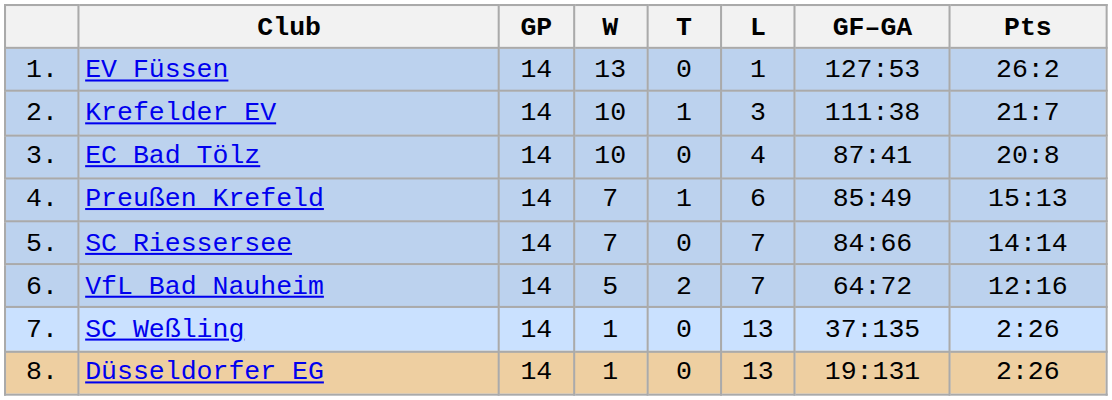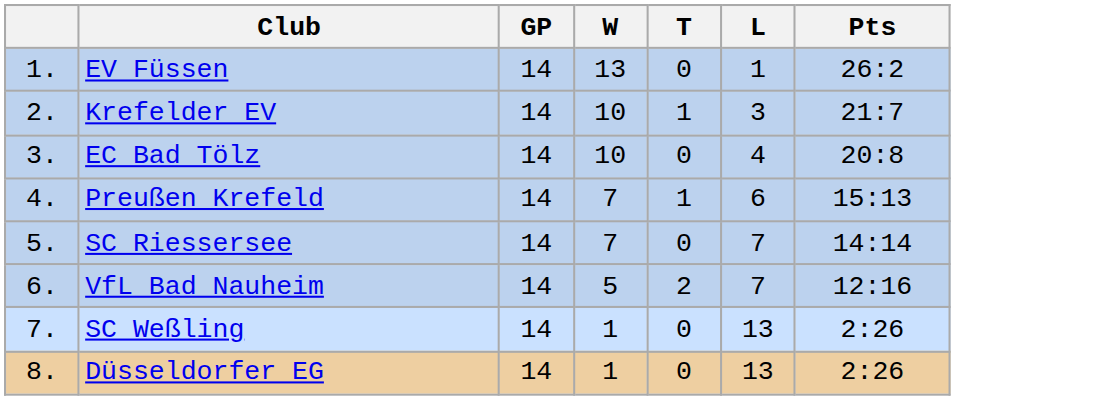- column: (872, 27)
